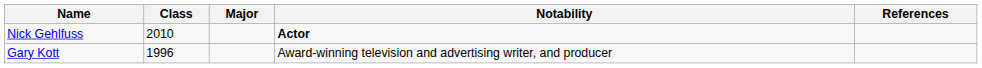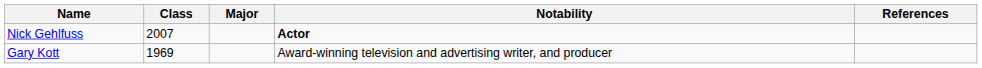(160, 33) 2010 -> (160, 33) 2007
(160, 53) 1996 -> (160, 53) 1969
